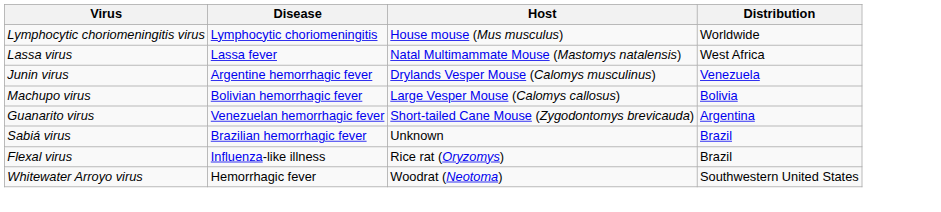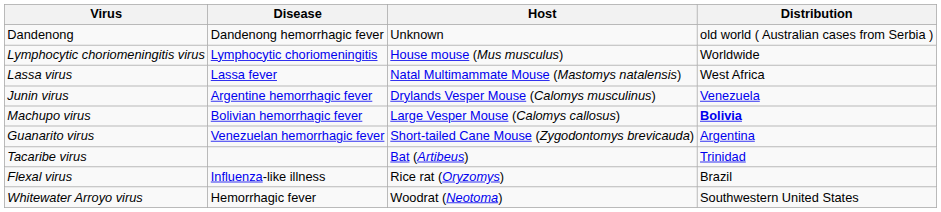+ row: (40, 34)
(719, 95) normal -> (721, 116) bold
- row: (39, 136)
+ row: (47, 156)
